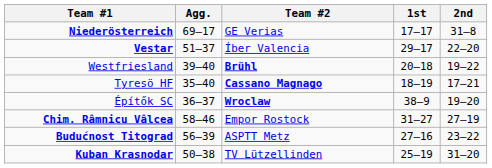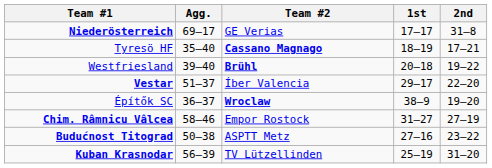rows swapped: (153, 48) <-> (144, 84)
(199, 136) 56–39 -> (199, 136) 50–38
(199, 154) 50–38 -> (199, 154) 56–39
